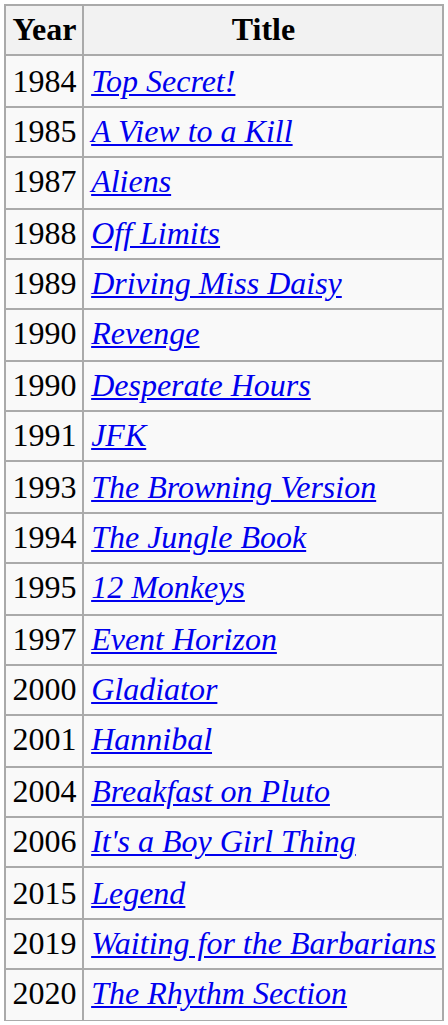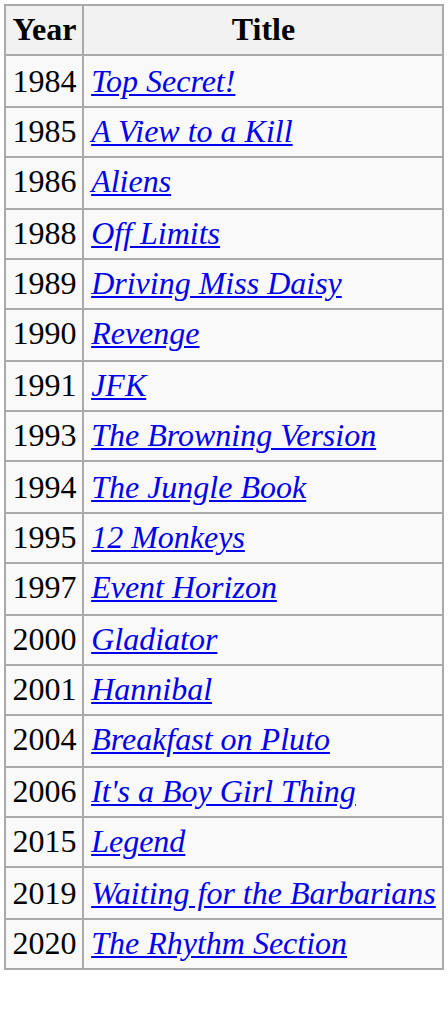(44, 182) 1987 -> (44, 182) 1986
- row: (201, 385)
